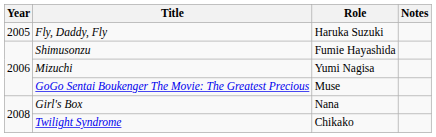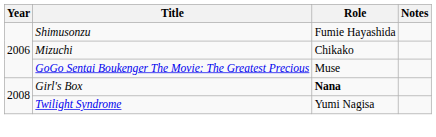- row: (71, 31)
(345, 68) Yumi Nagisa -> (334, 50) Chikako
(327, 104) normal -> (328, 86) bold
(334, 123) Chikako -> (345, 104) Yumi Nagisa
